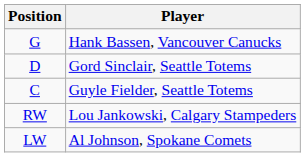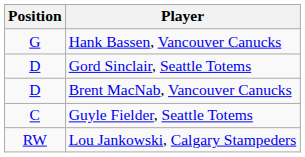+ row: (180, 90)
- row: (160, 139)
